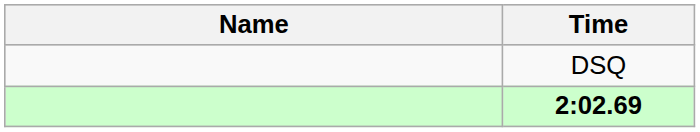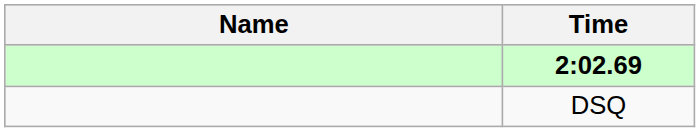rows swapped: (598, 106) <-> (598, 65)
